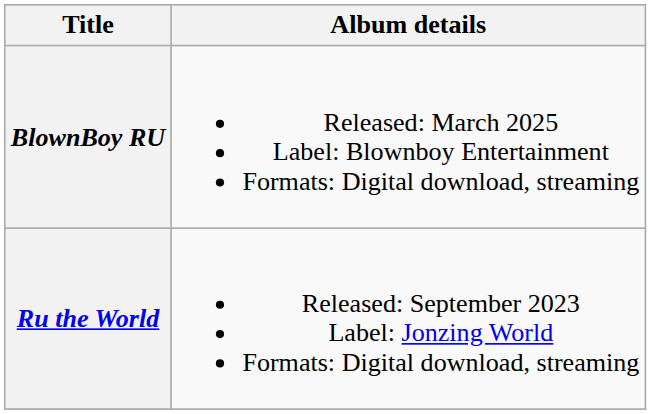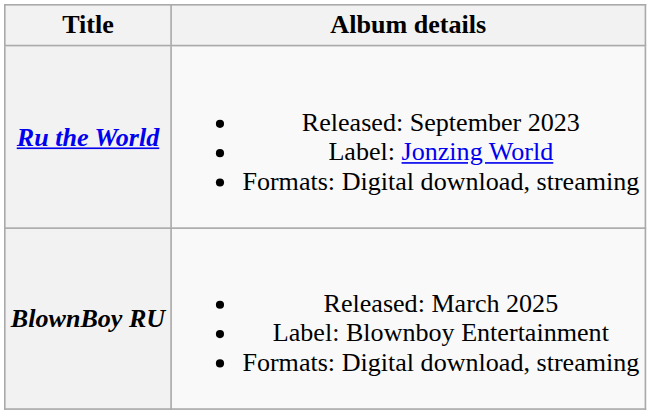rows swapped: (88, 318) <-> (88, 136)
